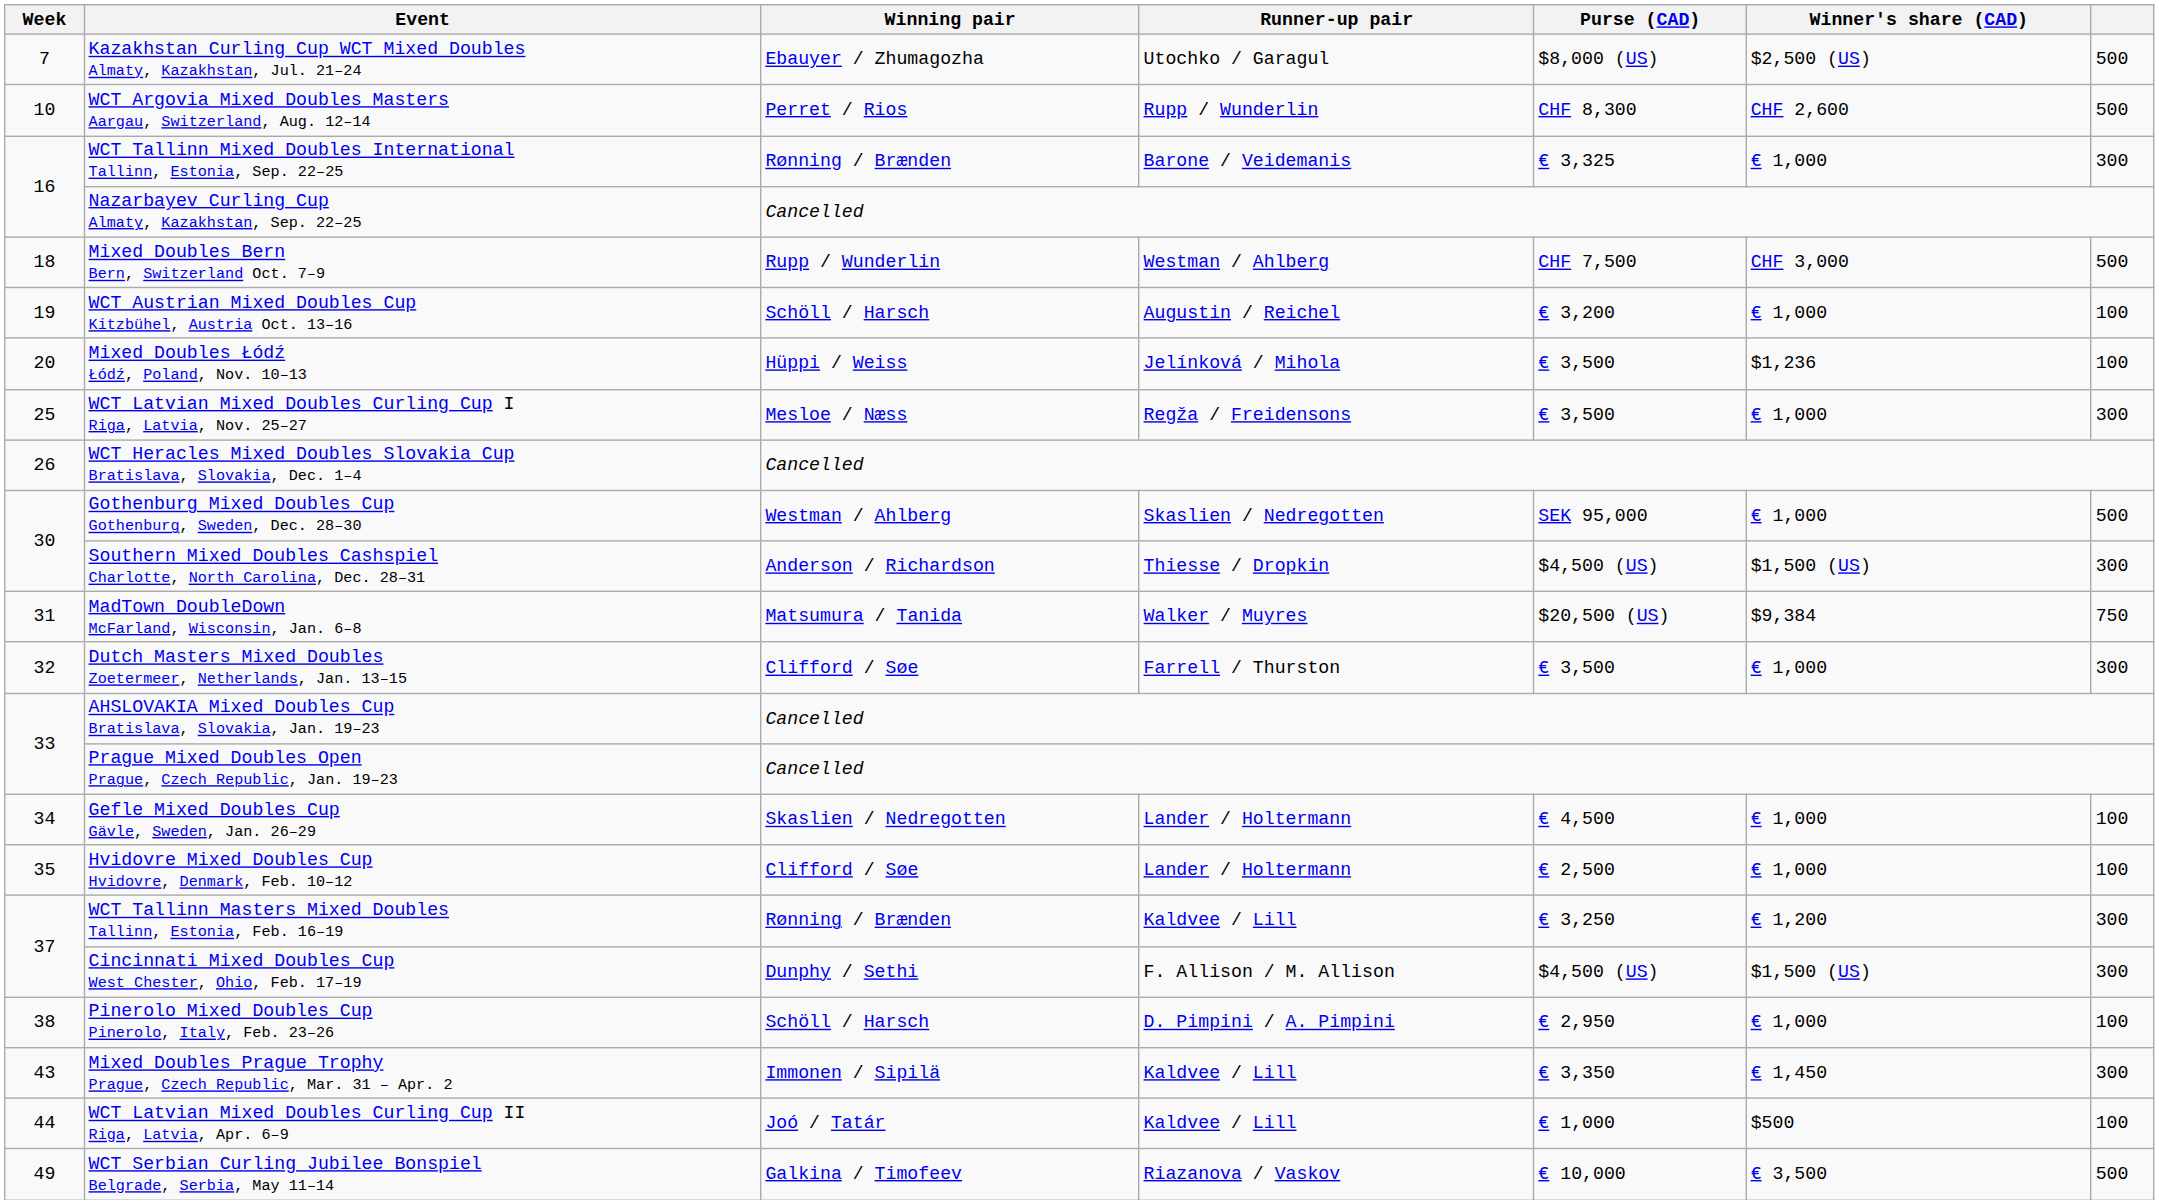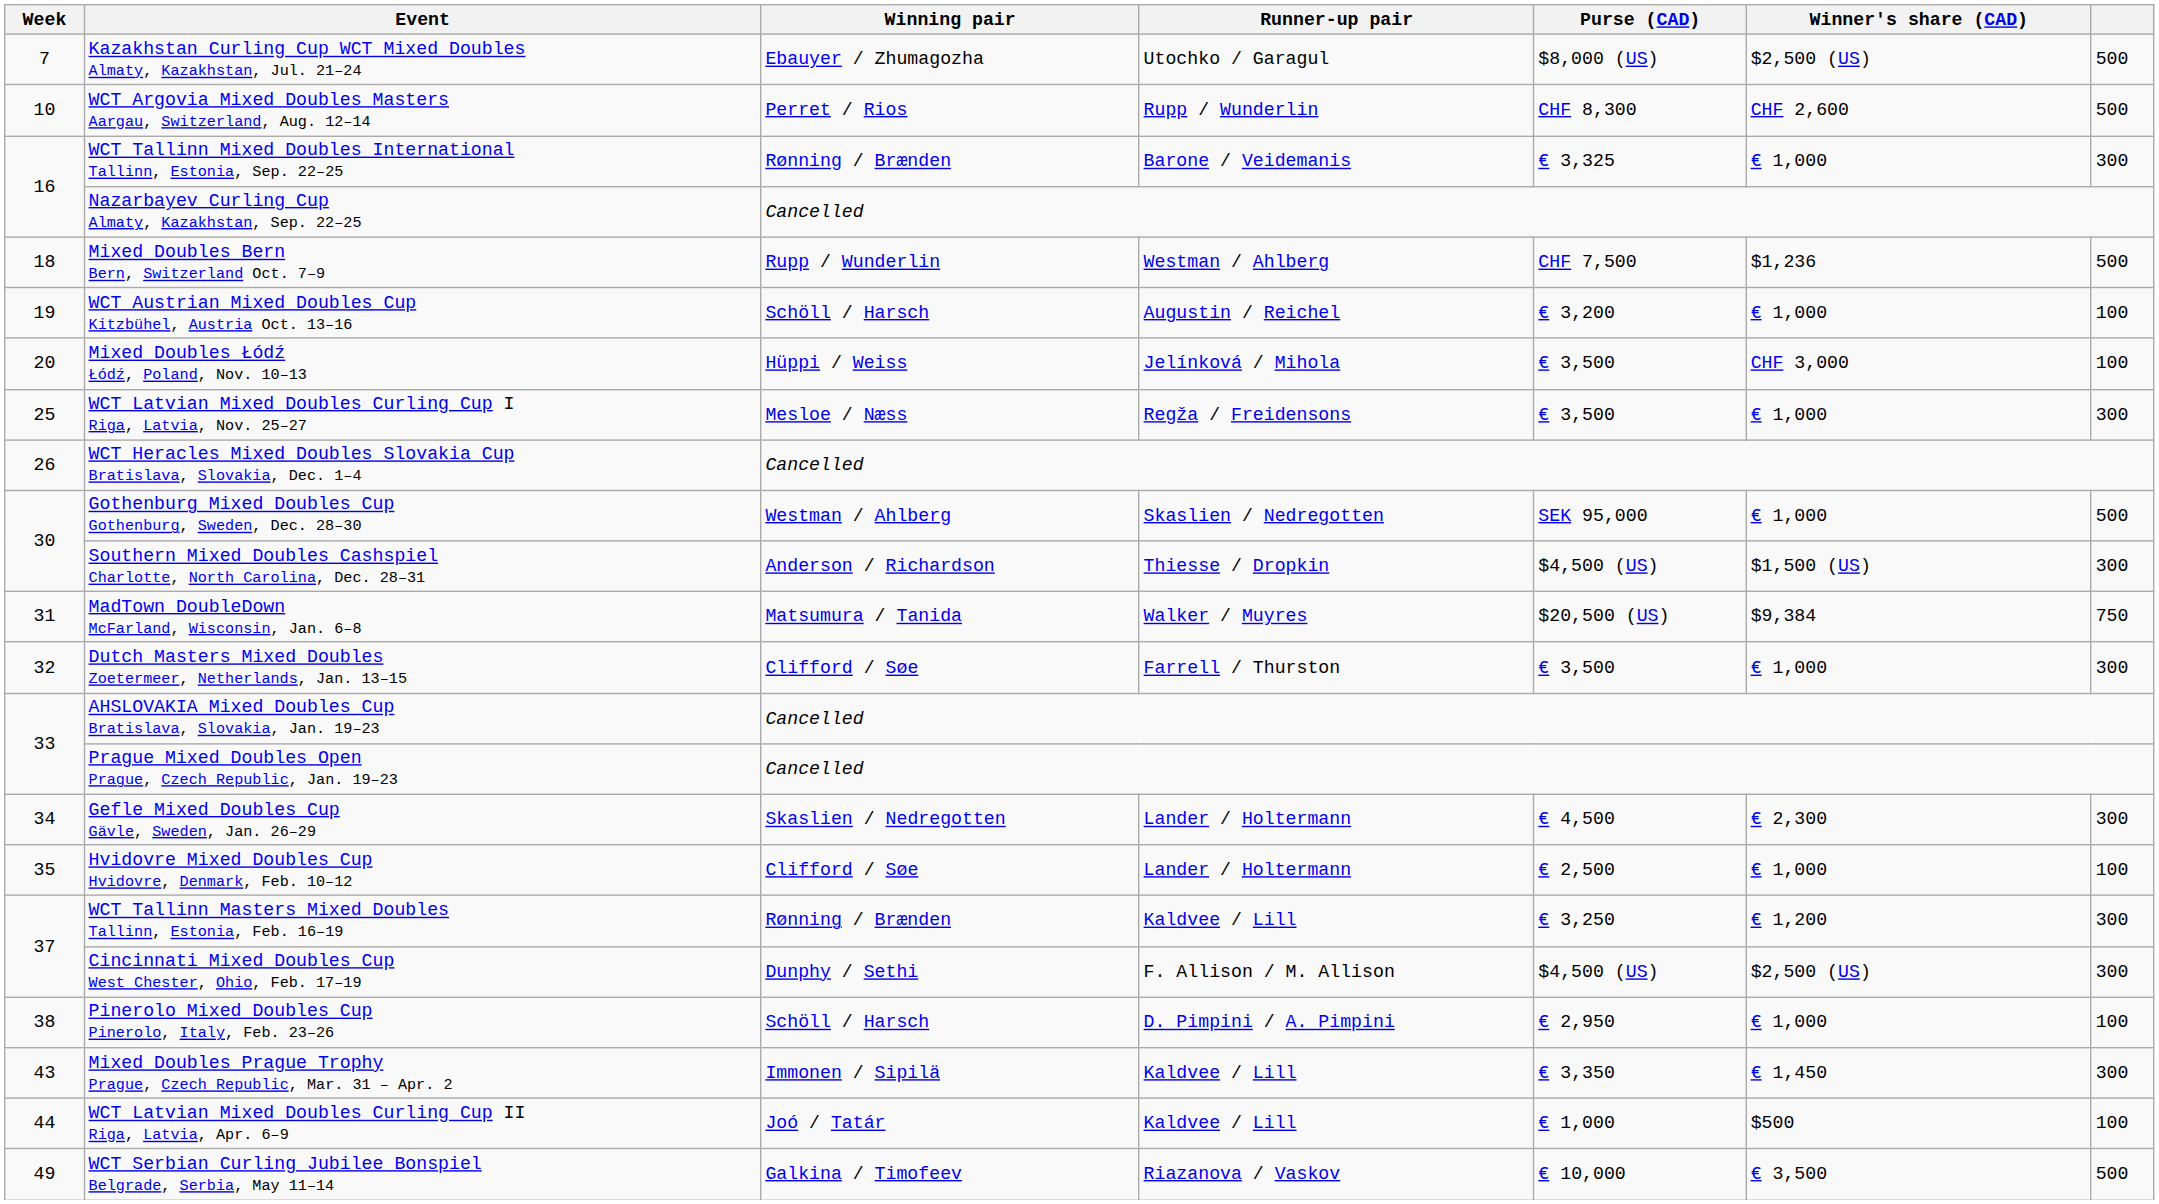(1800, 262) CHF 3,000 -> (1783, 262) $1,236
(1783, 364) $1,236 -> (1800, 364) CHF 3,000
(1789, 820) € 1,000 -> (1789, 820) € 2,300
(2112, 820) 100 -> (2112, 820) 300
(1811, 972) $1,500 (US) -> (1811, 972) $2,500 (US)
